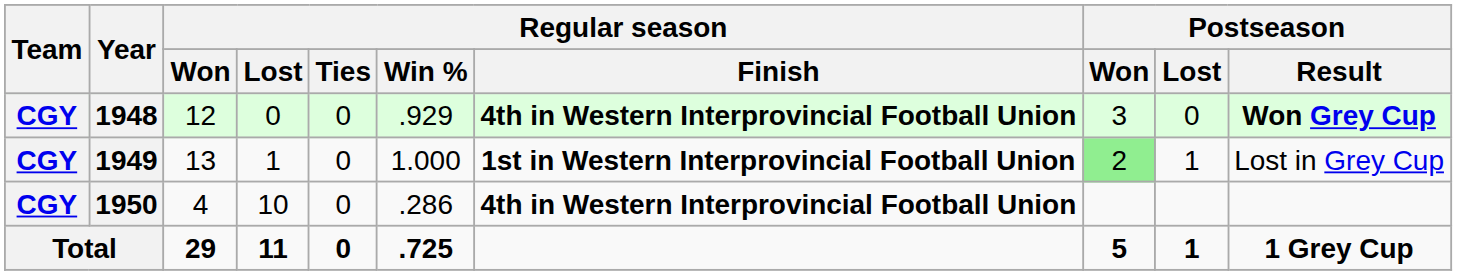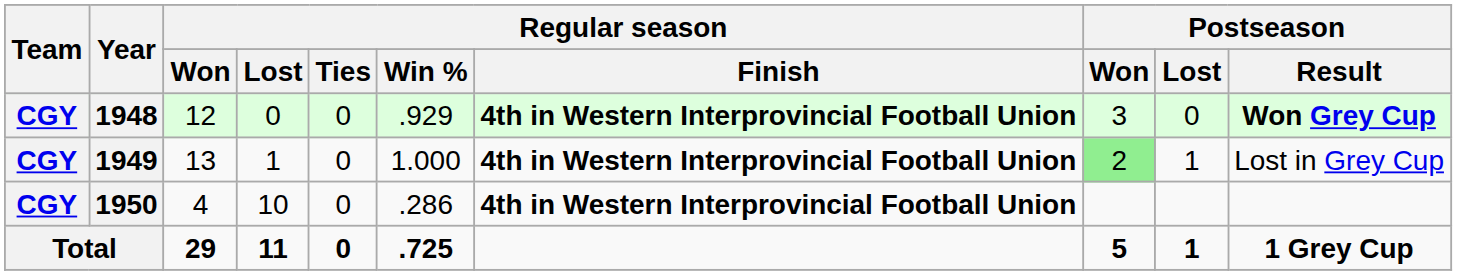(778, 160) 1st in Western Interprovincial Football Union -> (778, 160) 4th in Western Interprovincial Football Union
